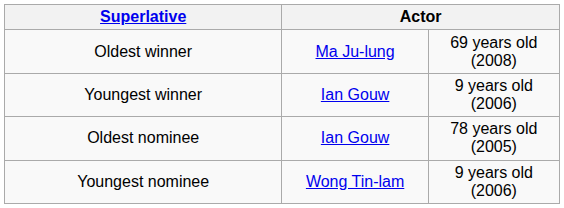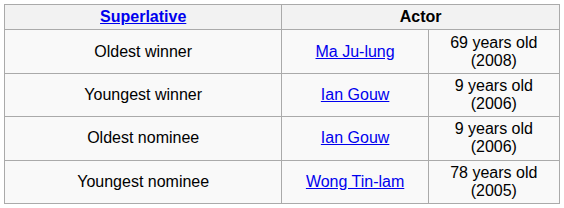(494, 138) 78 years old (2005) -> (494, 138) 9 years old (2006)
(494, 181) 9 years old (2006) -> (494, 181) 78 years old (2005)
